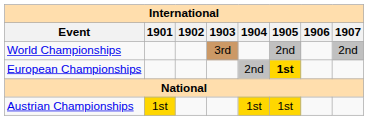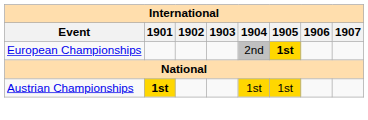- row: (64, 50)
(160, 106) normal -> (160, 87) bold
